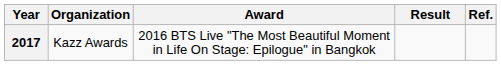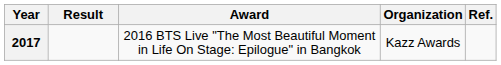columns swapped: (91, 14) <-> (430, 14)
